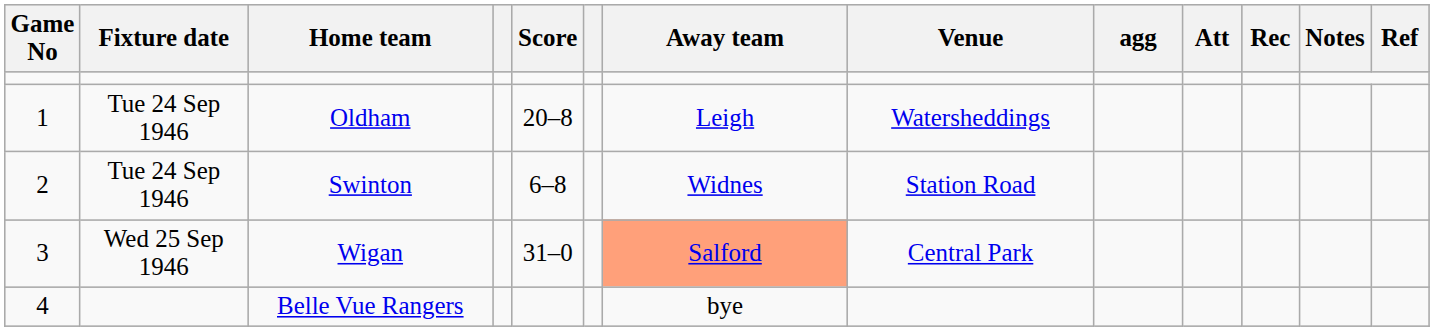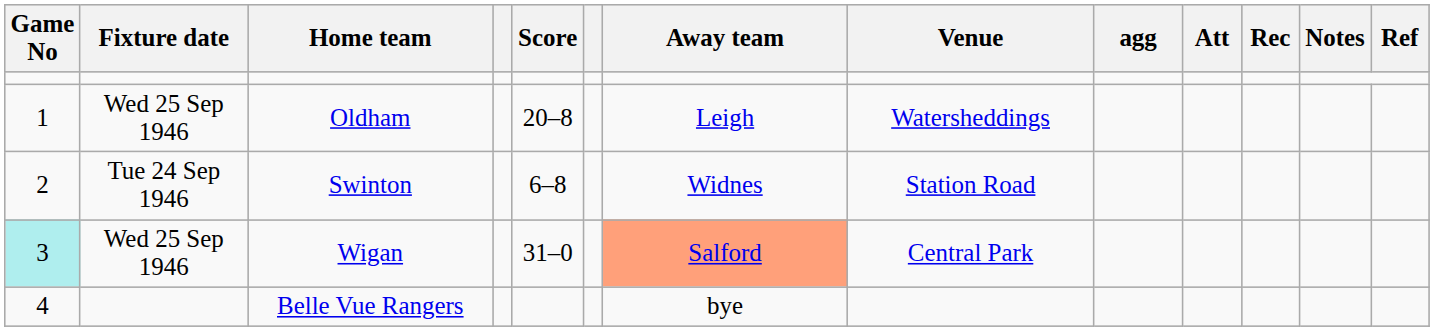(164, 117) Tue 24 Sep 1946 -> (164, 117) Wed 25 Sep 1946
(42, 252) no background -> (42, 252) paleturquoise background
